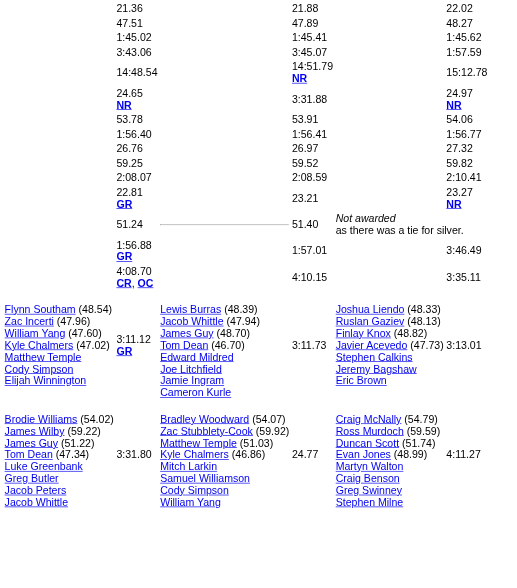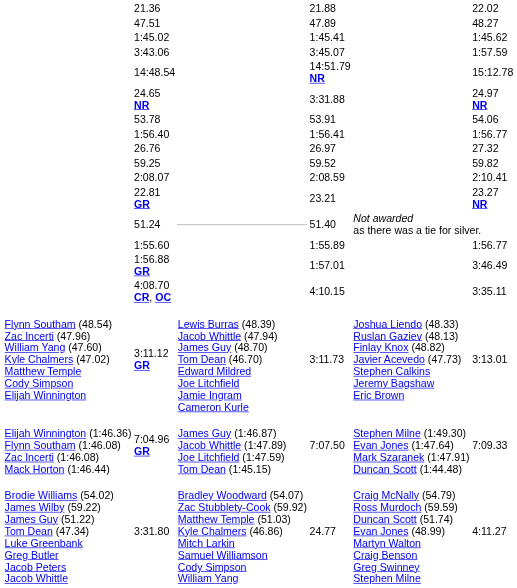+ row: (152, 245)
+ row: (152, 446)
